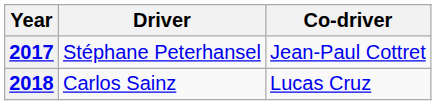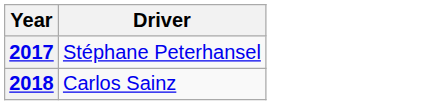- column: (348, 20)
